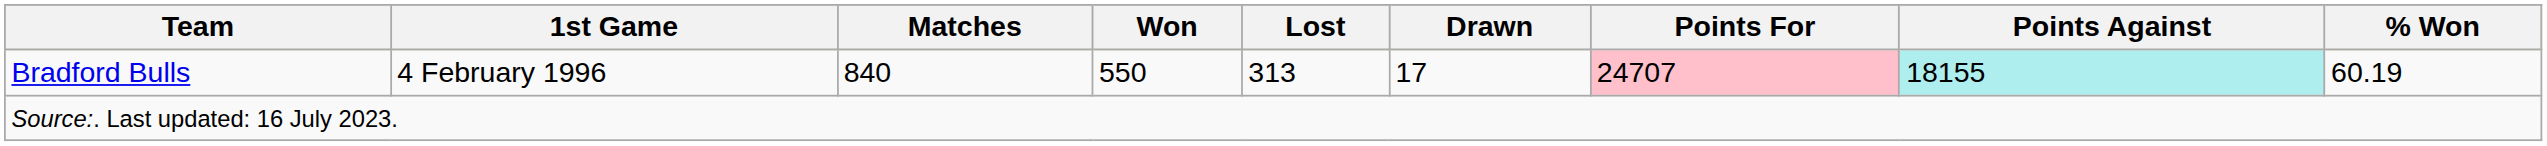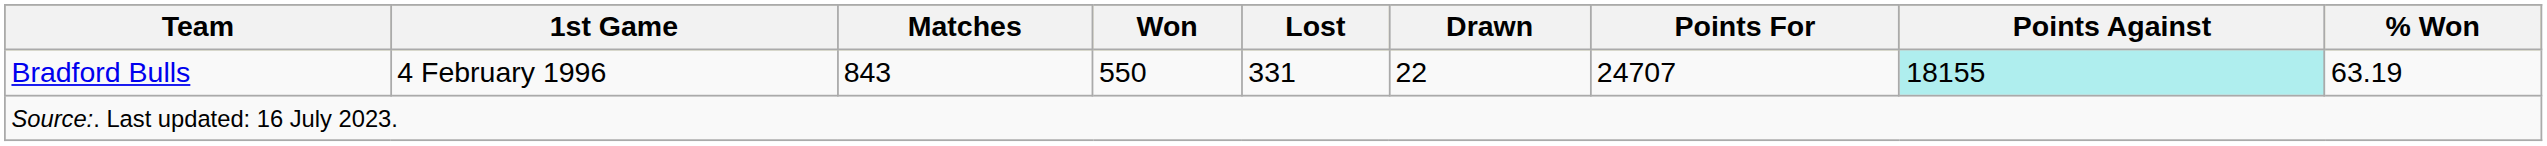(867, 72) 840 -> (867, 72) 843
(1272, 72) 313 -> (1272, 72) 331
(1411, 72) 17 -> (1411, 72) 22
(1636, 72) pink background -> (1636, 72) no background
(2367, 72) 60.19 -> (2367, 72) 63.19
